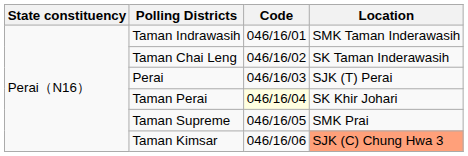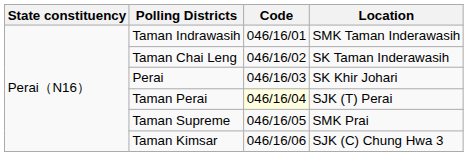(352, 78) SJK (T) Perai -> (355, 78) SK Khir Johari
(355, 99) SK Khir Johari -> (352, 99) SJK (T) Perai
(378, 141) lightsalmon background -> (378, 141) no background
